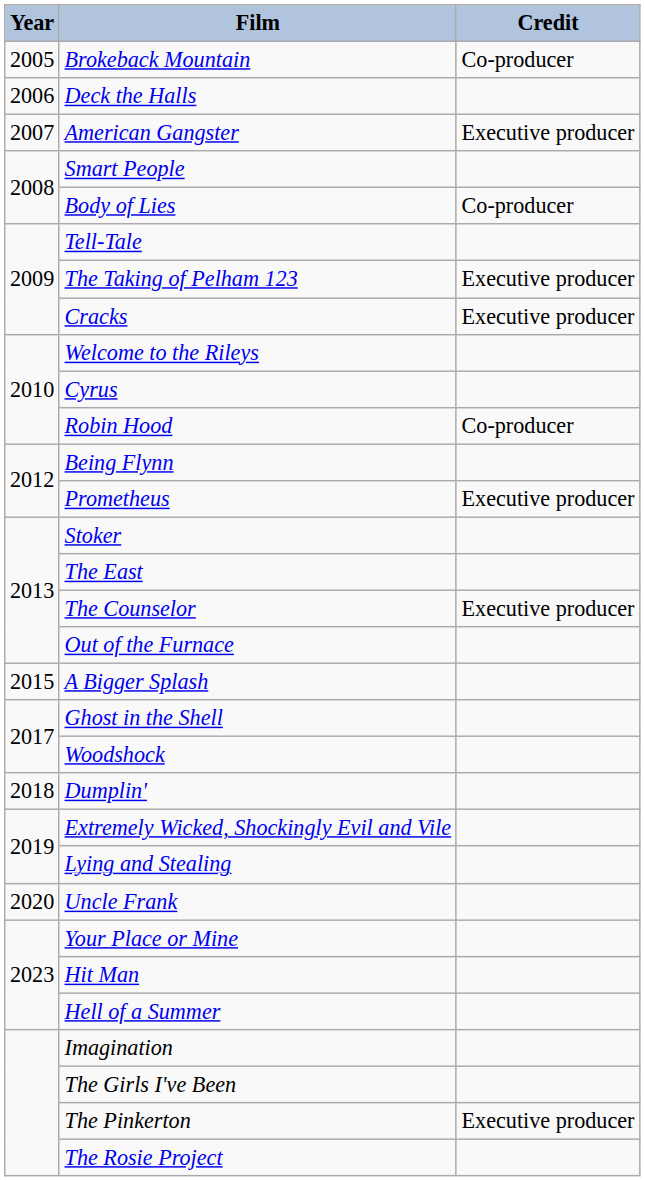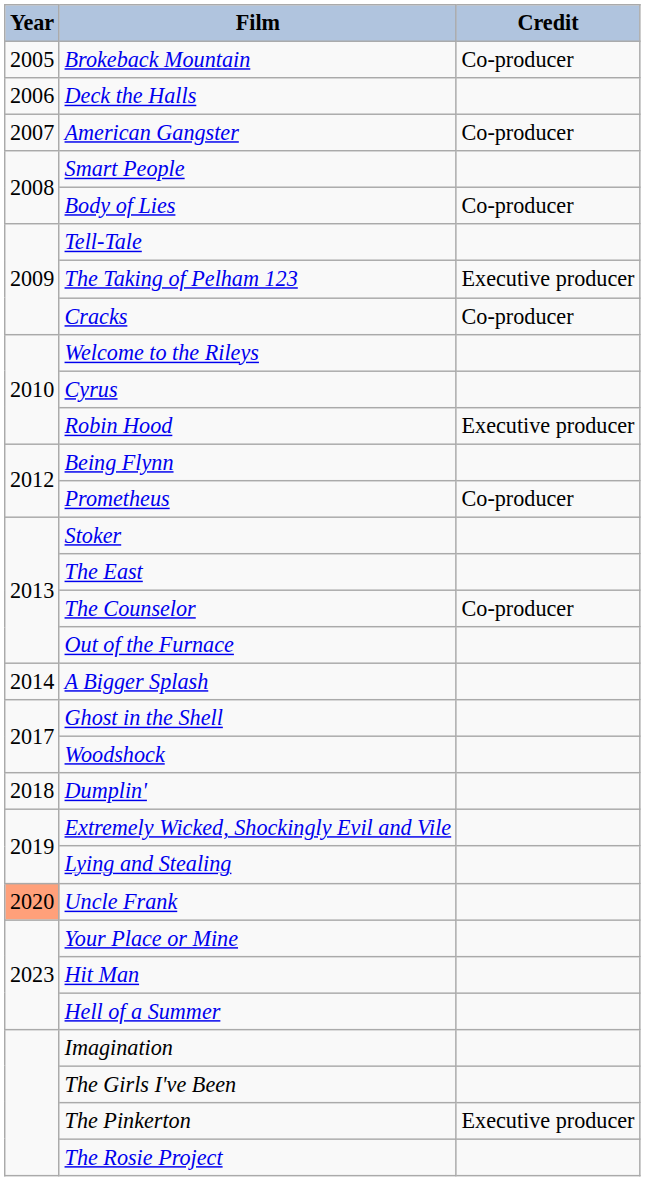(548, 132) Executive producer -> (518, 132) Co-producer
(548, 315) Executive producer -> (518, 315) Co-producer
(518, 425) Co-producer -> (548, 425) Executive producer
(548, 498) Executive producer -> (518, 498) Co-producer
(548, 608) Executive producer -> (518, 608) Co-producer
(32, 681) 2015 -> (32, 681) 2014
(32, 901) no background -> (32, 901) lightsalmon background
